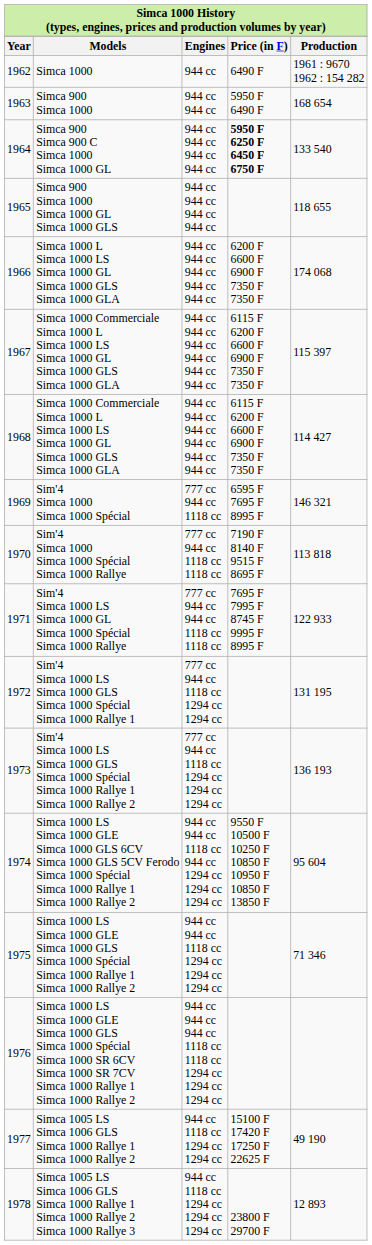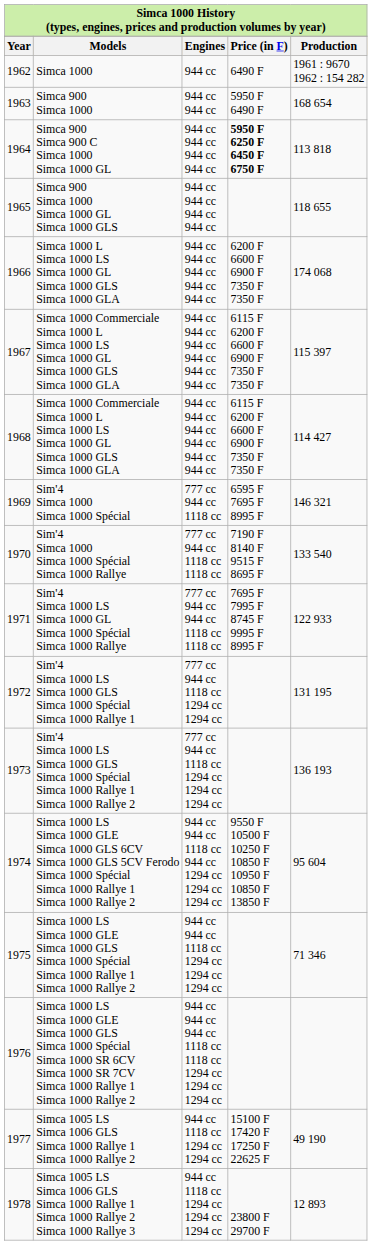(312, 148) 133 540 -> (312, 148) 113 818
(312, 554) 113 818 -> (312, 554) 133 540
